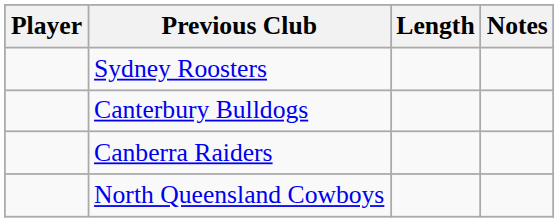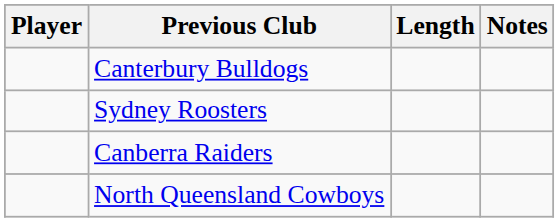rows swapped: (201, 110) <-> (181, 68)
